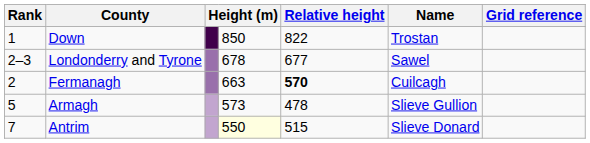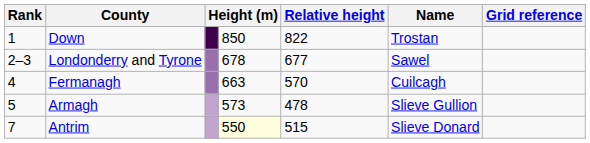(12, 82) 2 -> (12, 82) 4
(296, 82) bold -> (296, 82) normal
